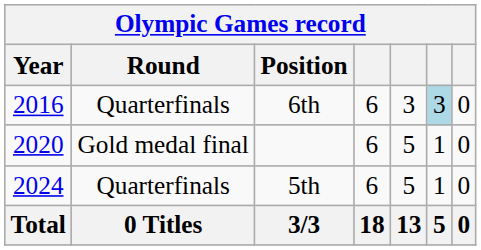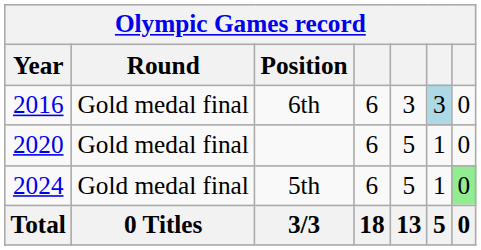(163, 104) Quarterfinals -> (163, 104) Gold medal final
(163, 184) Quarterfinals -> (163, 184) Gold medal final
(464, 184) no background -> (464, 184) lightgreen background
